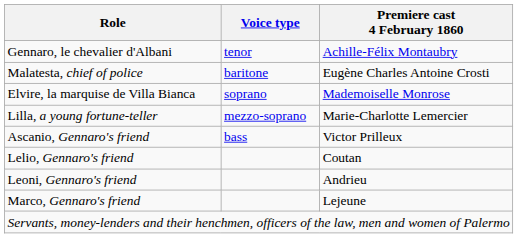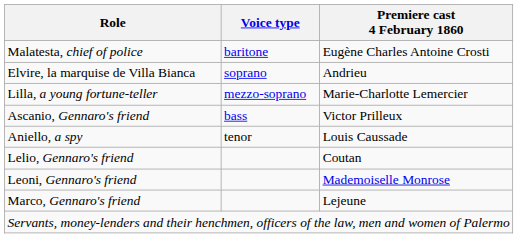- row: (90, 51)
(386, 94) Mademoiselle Monrose -> (345, 72) Andrieu
+ row: (45, 136)
(345, 179) Andrieu -> (386, 179) Mademoiselle Monrose
